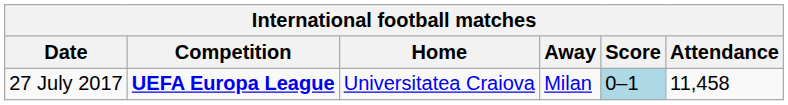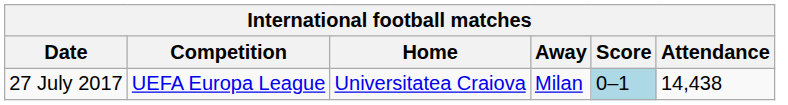(233, 83) bold -> (229, 83) normal
(700, 83) 11,458 -> (691, 83) 14,438
